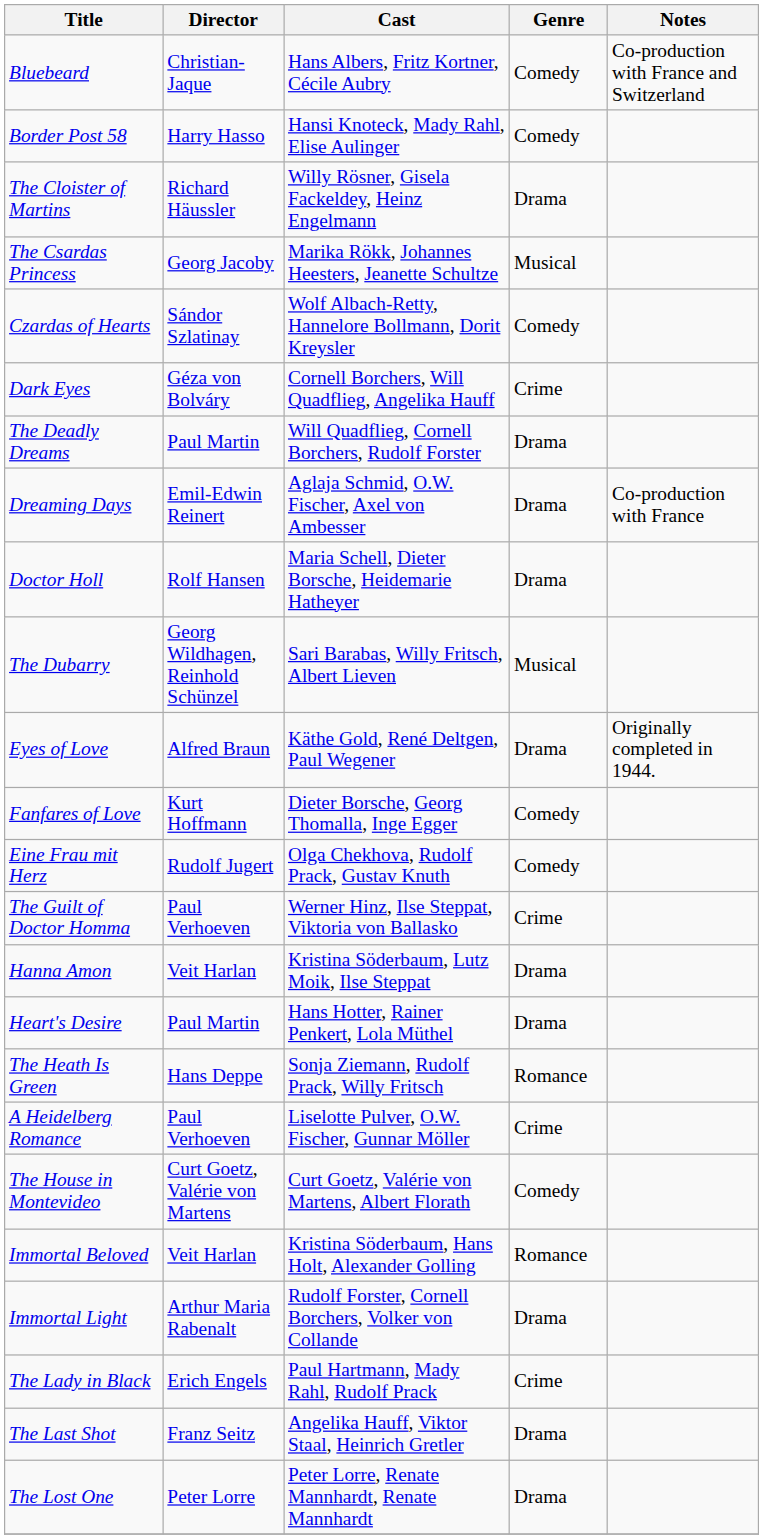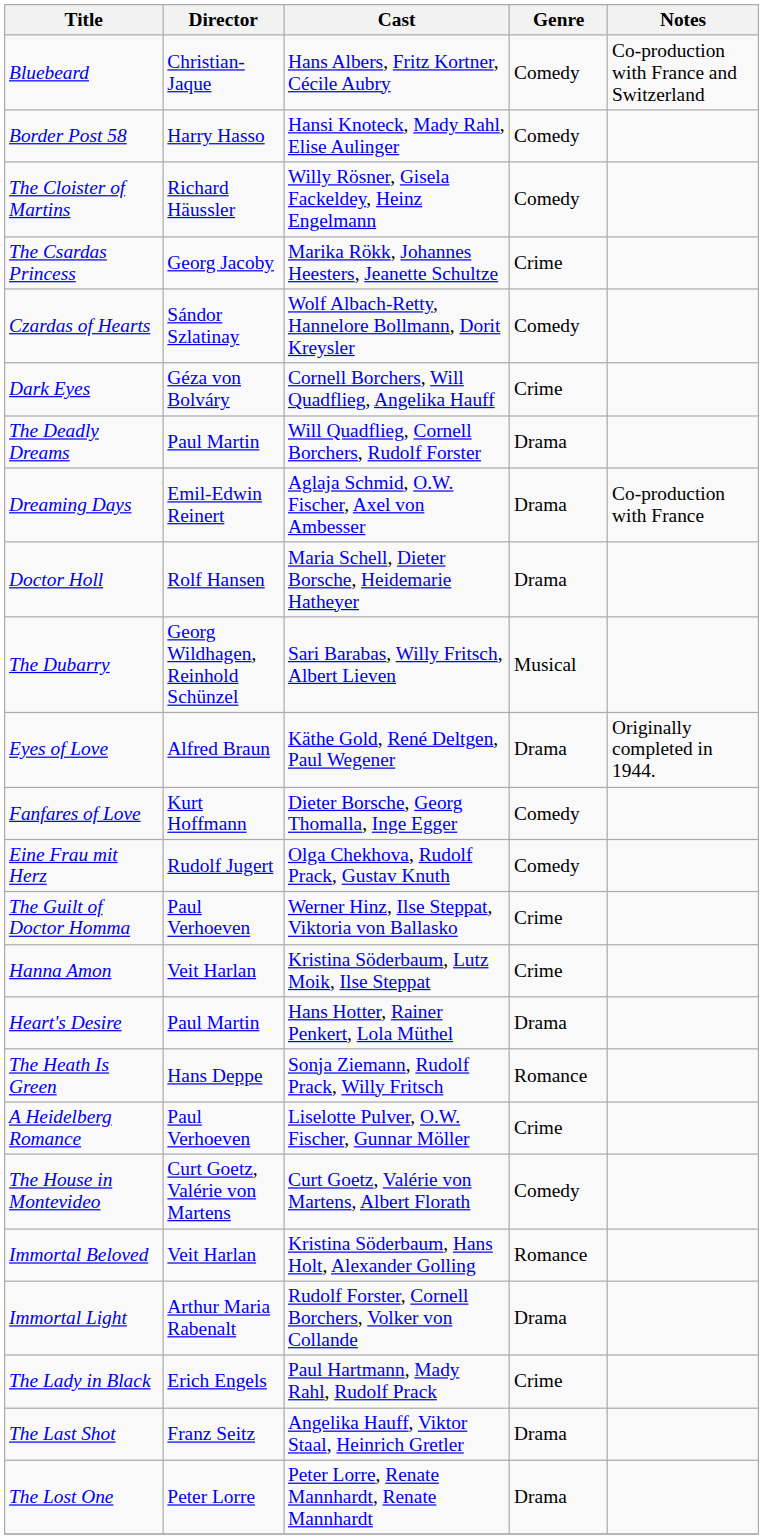(540, 199) Drama -> (547, 199) Comedy
(545, 262) Musical -> (538, 262) Crime
(540, 970) Drama -> (538, 970) Crime
